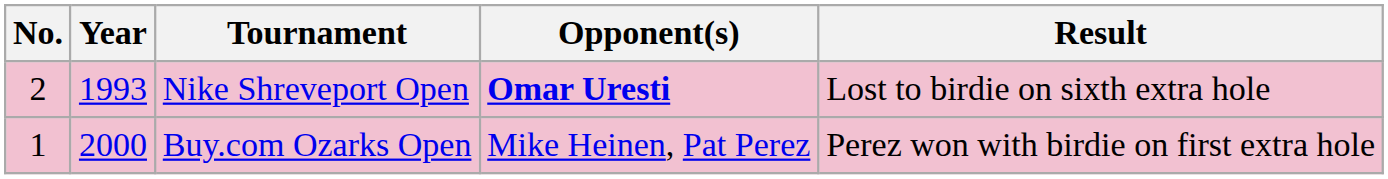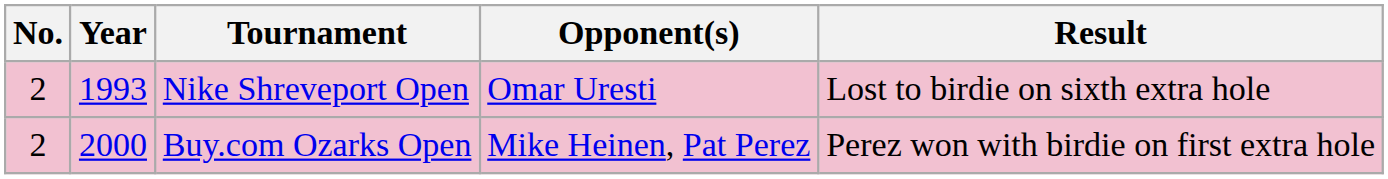(579, 88) bold -> (572, 88) normal
(38, 145) 1 -> (38, 145) 2
